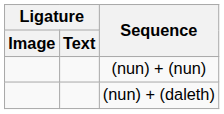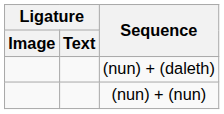rows swapped: (159, 69) <-> (159, 95)
